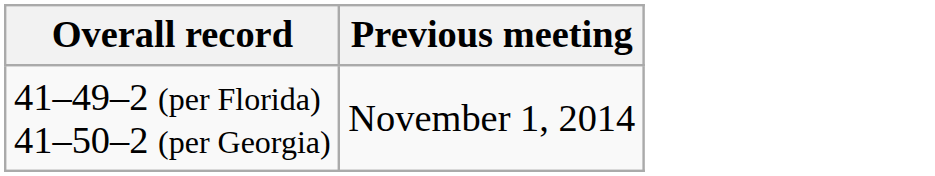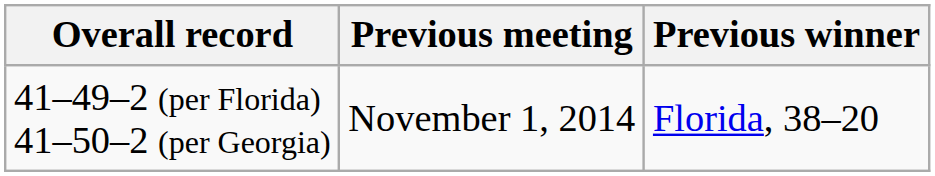+ column: (786, 34)
